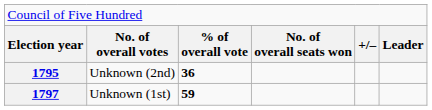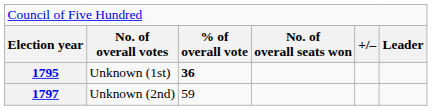(132, 72) Unknown (2nd) -> (130, 72) Unknown (1st)
(130, 94) Unknown (1st) -> (132, 94) Unknown (2nd)
(188, 94) bold -> (188, 94) normal
